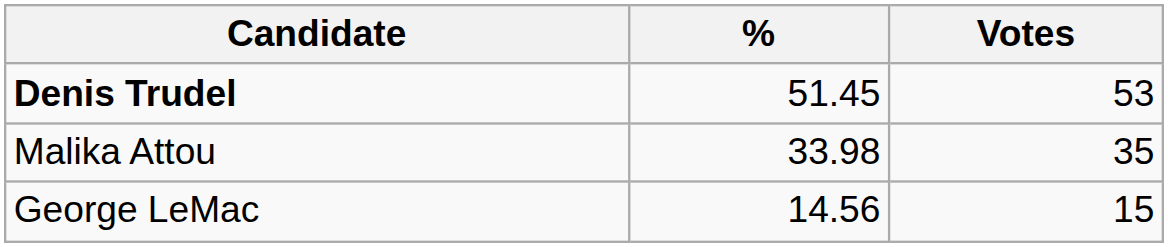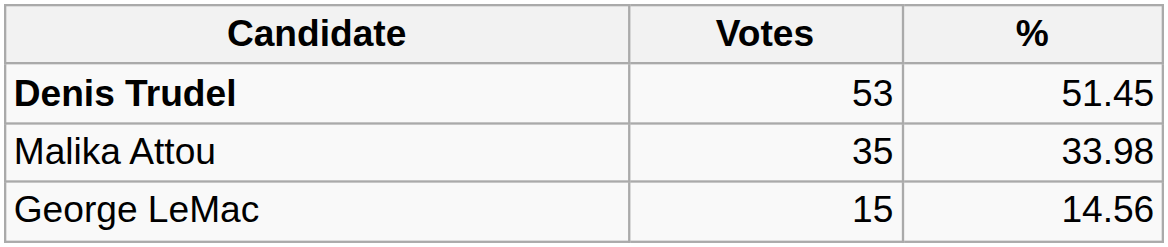columns swapped: (1026, 33) <-> (759, 33)
